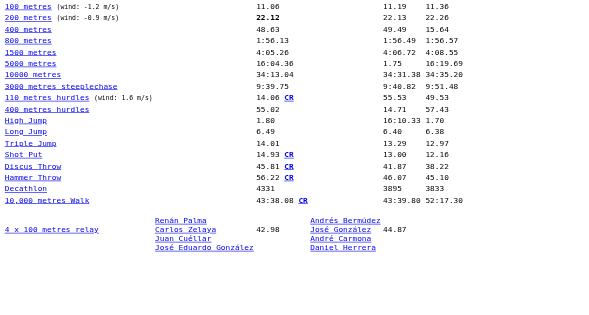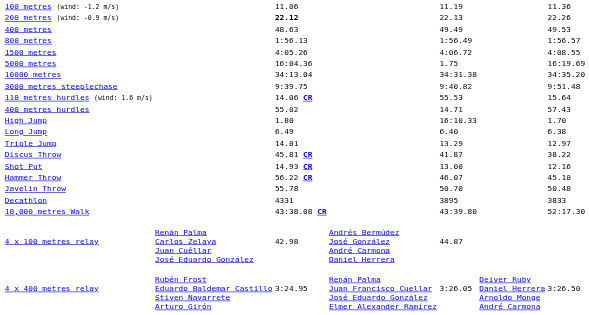(437, 29) 15.64 -> (559, 29) 49.53
(437, 98) 49.53 -> (559, 98) 15.64
rows swapped: (24, 155) <-> (33, 166)
+ row: (35, 189)
+ row: (52, 288)
